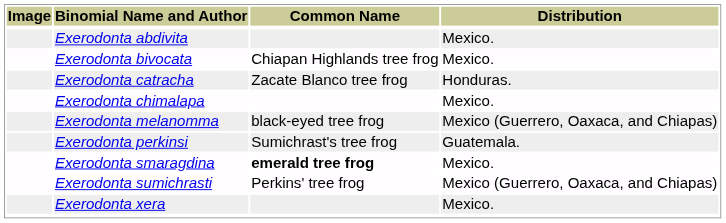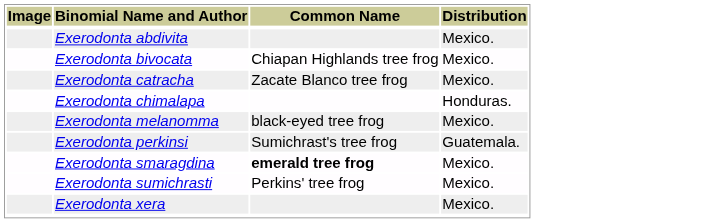(477, 80) Honduras. -> (468, 80) Mexico.
(468, 100) Mexico. -> (477, 100) Honduras.
(580, 121) Mexico (Guerrero, Oaxaca, and Chiapas) -> (468, 121) Mexico.
(580, 183) Mexico (Guerrero, Oaxaca, and Chiapas) -> (468, 183) Mexico.
